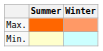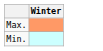- column: (46, 11)
